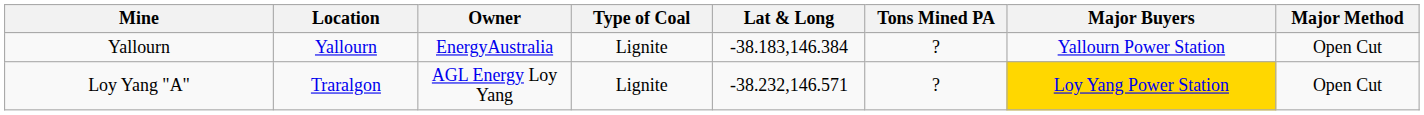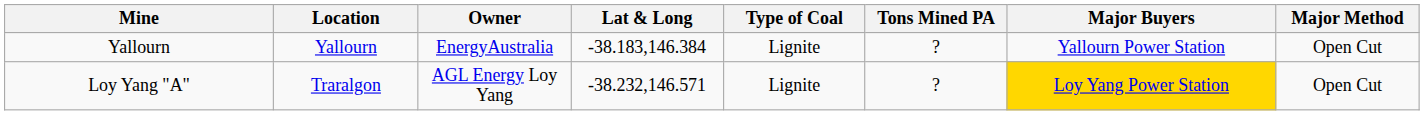columns swapped: (789, 18) <-> (642, 18)
